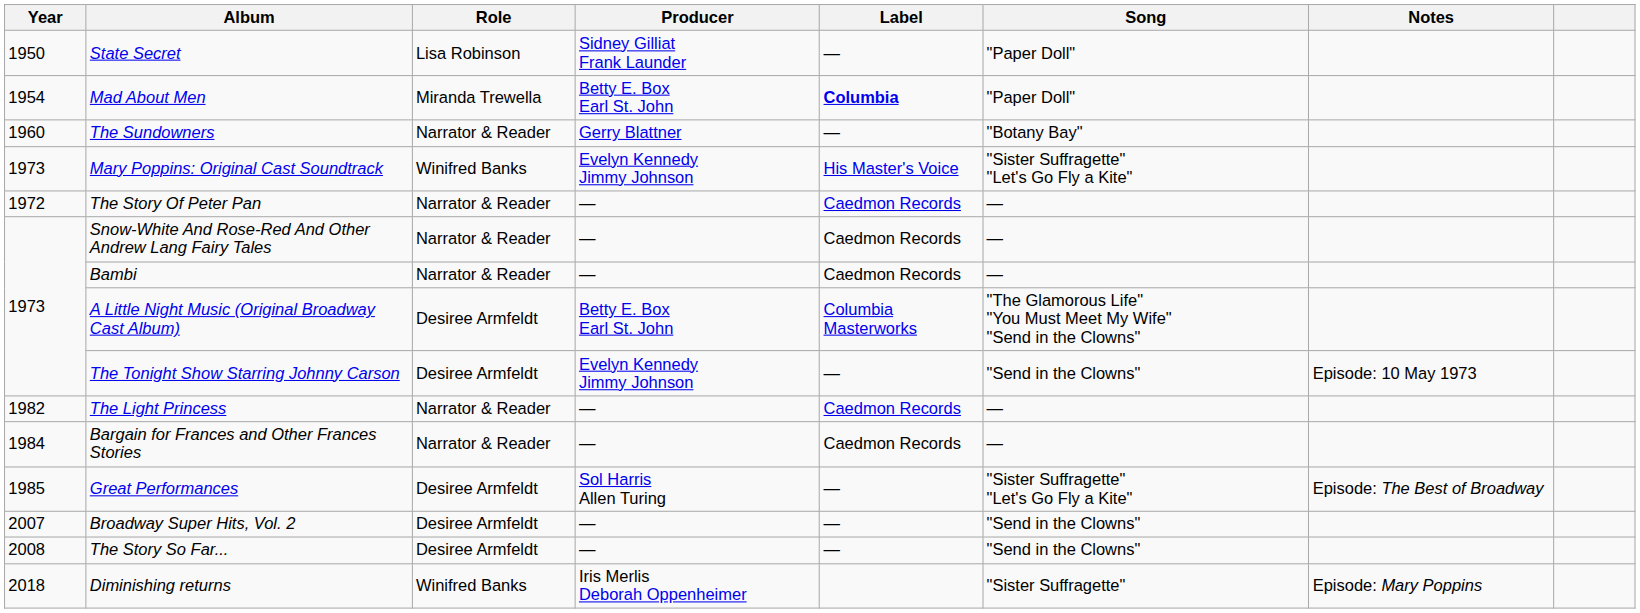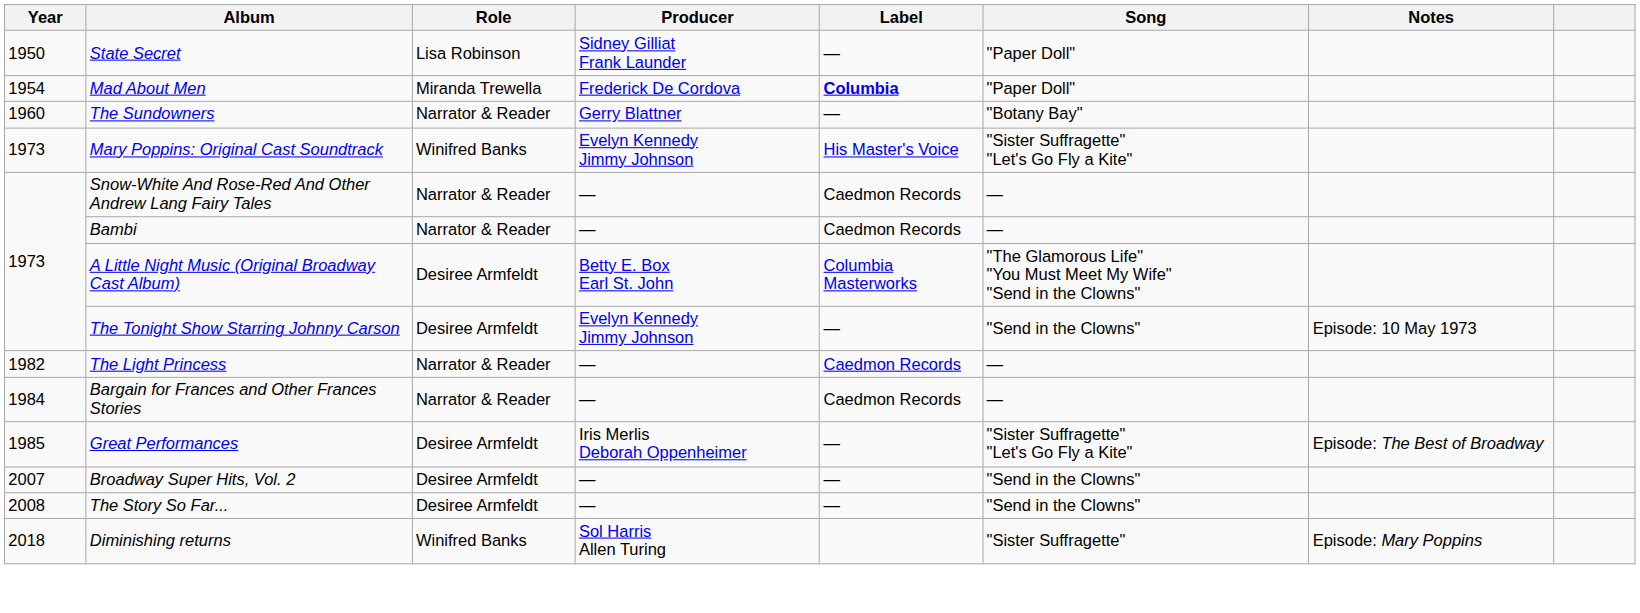(626, 97) Betty E. Box Earl St. John -> (660, 88) Frederick De Cordova
- row: (175, 203)
(622, 488) Sol Harris Allen Turing -> (663, 444) Iris Merlis Deborah Oppenheimer
(663, 585) Iris Merlis Deborah Oppenheimer -> (622, 541) Sol Harris Allen Turing
